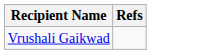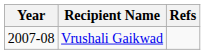+ column: (31, 15)
